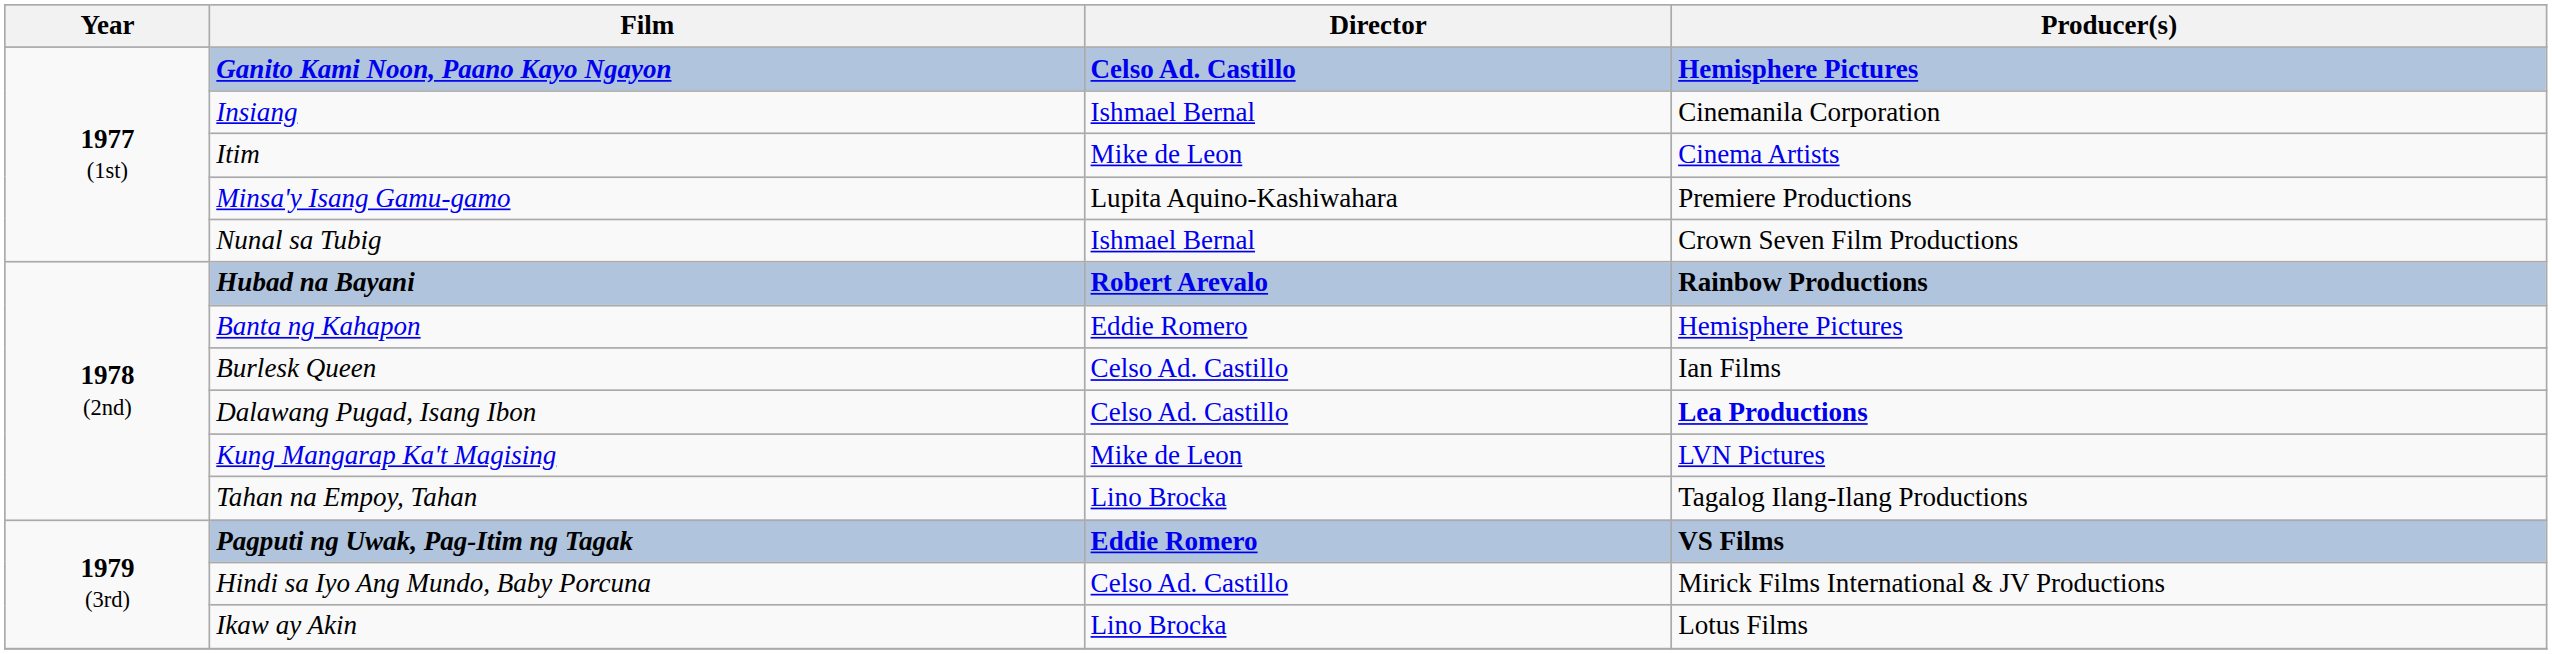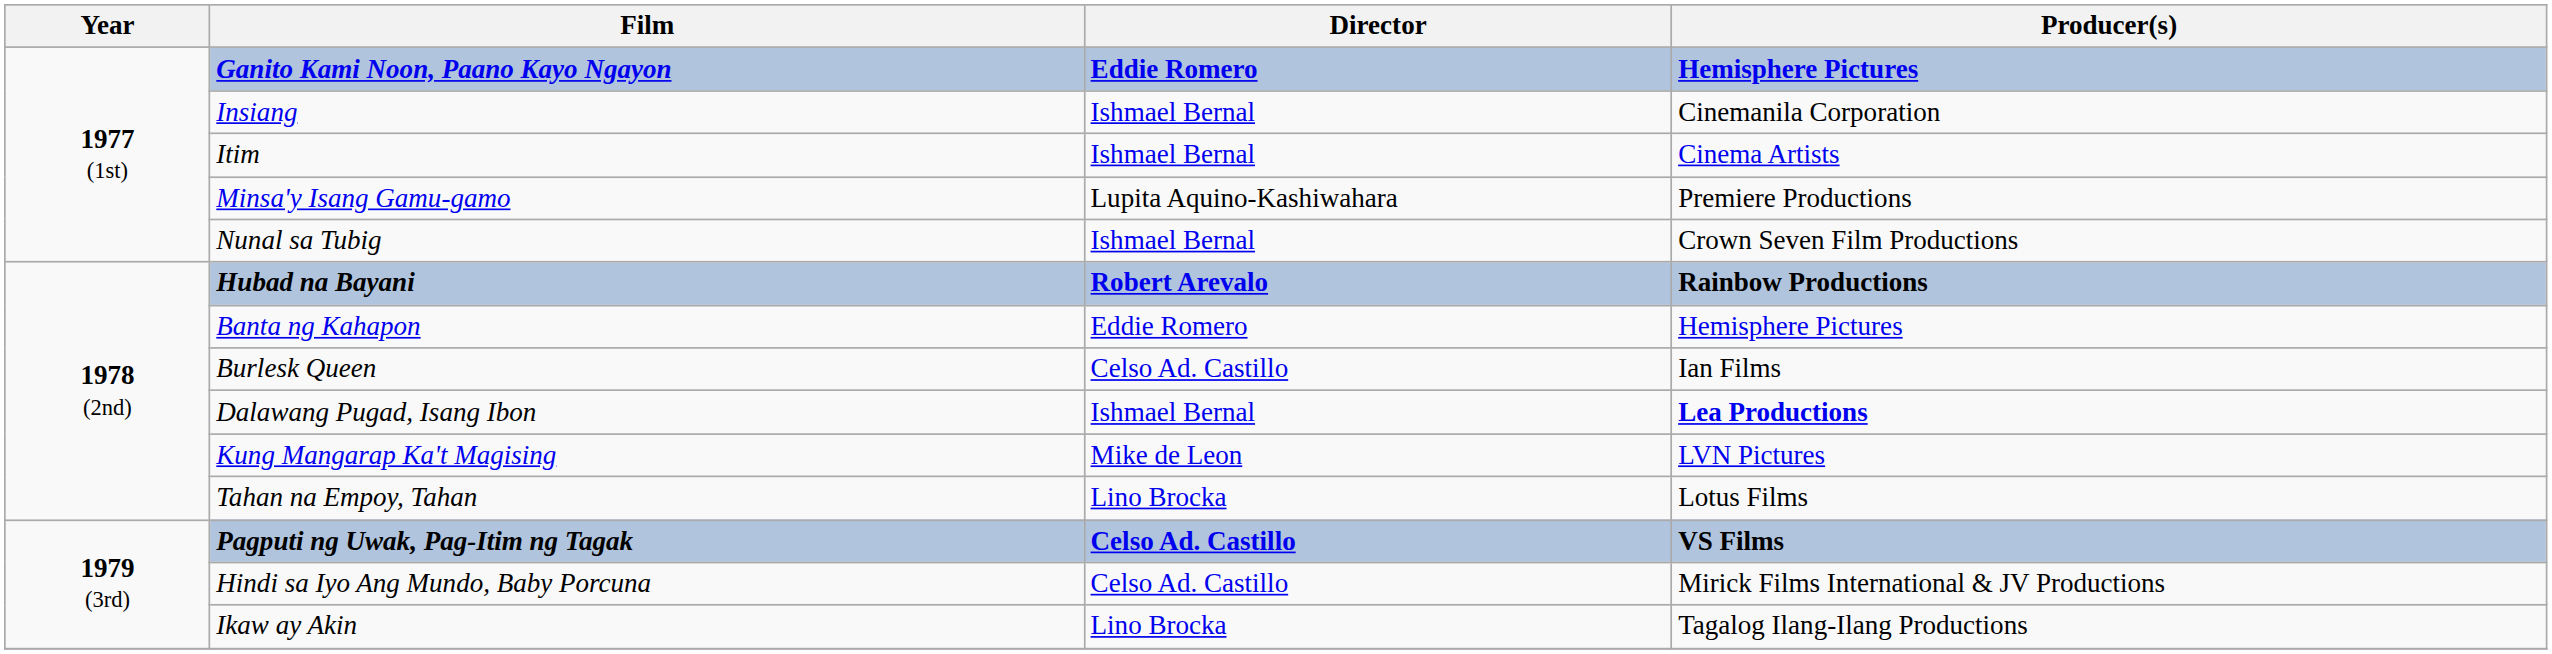(1193, 68) Celso Ad. Castillo -> (1174, 68) Eddie Romero
(1166, 154) Mike de Leon -> (1173, 154) Ishmael Bernal
(1189, 411) Celso Ad. Castillo -> (1173, 411) Ishmael Bernal
(1853, 497) Tagalog Ilang-Ilang Productions -> (1743, 497) Lotus Films
(1174, 540) Eddie Romero -> (1193, 540) Celso Ad. Castillo
(1743, 626) Lotus Films -> (1853, 626) Tagalog Ilang-Ilang Productions
